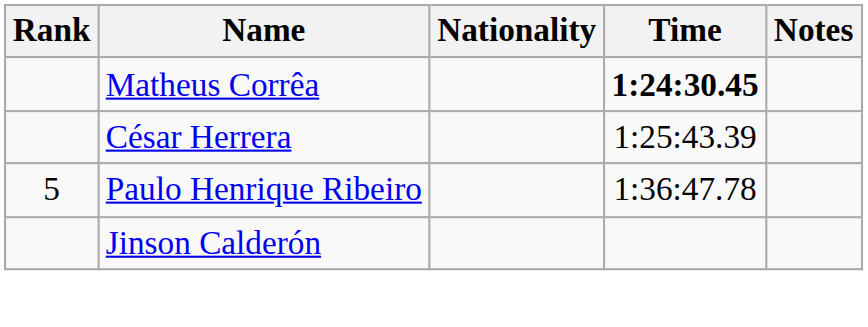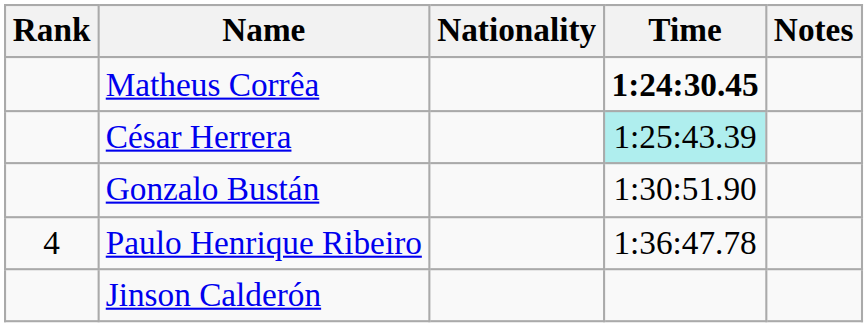(685, 136) no background -> (685, 136) paleturquoise background
+ row: (213, 189)
(52, 189) 5 -> (52, 242) 4
